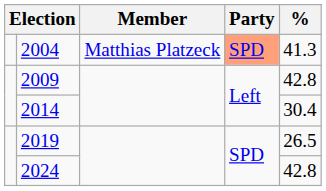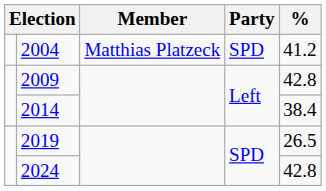(247, 49) lightsalmon background -> (247, 49) no background
(300, 49) 41.3 -> (300, 49) 41.2
(300, 110) 30.4 -> (300, 110) 38.4
